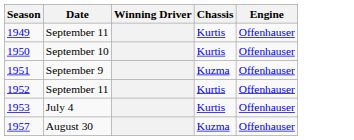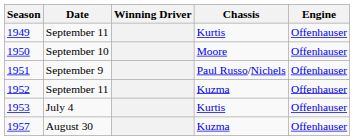(211, 51) Kurtis -> (212, 51) Moore
(213, 70) Kuzma -> (241, 70) Paul Russo/Nichels
(211, 89) Kurtis -> (213, 89) Kuzma
